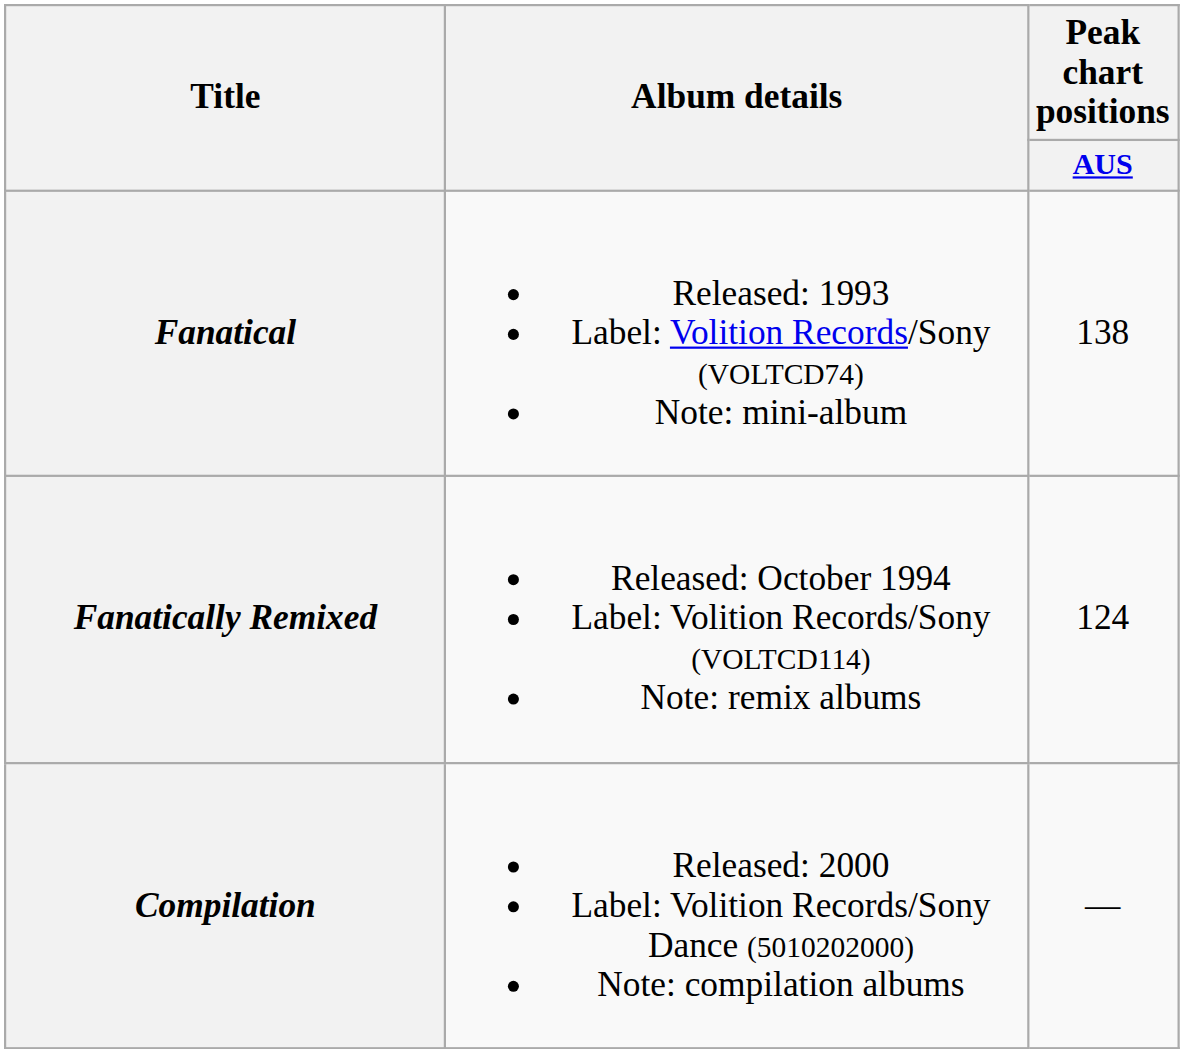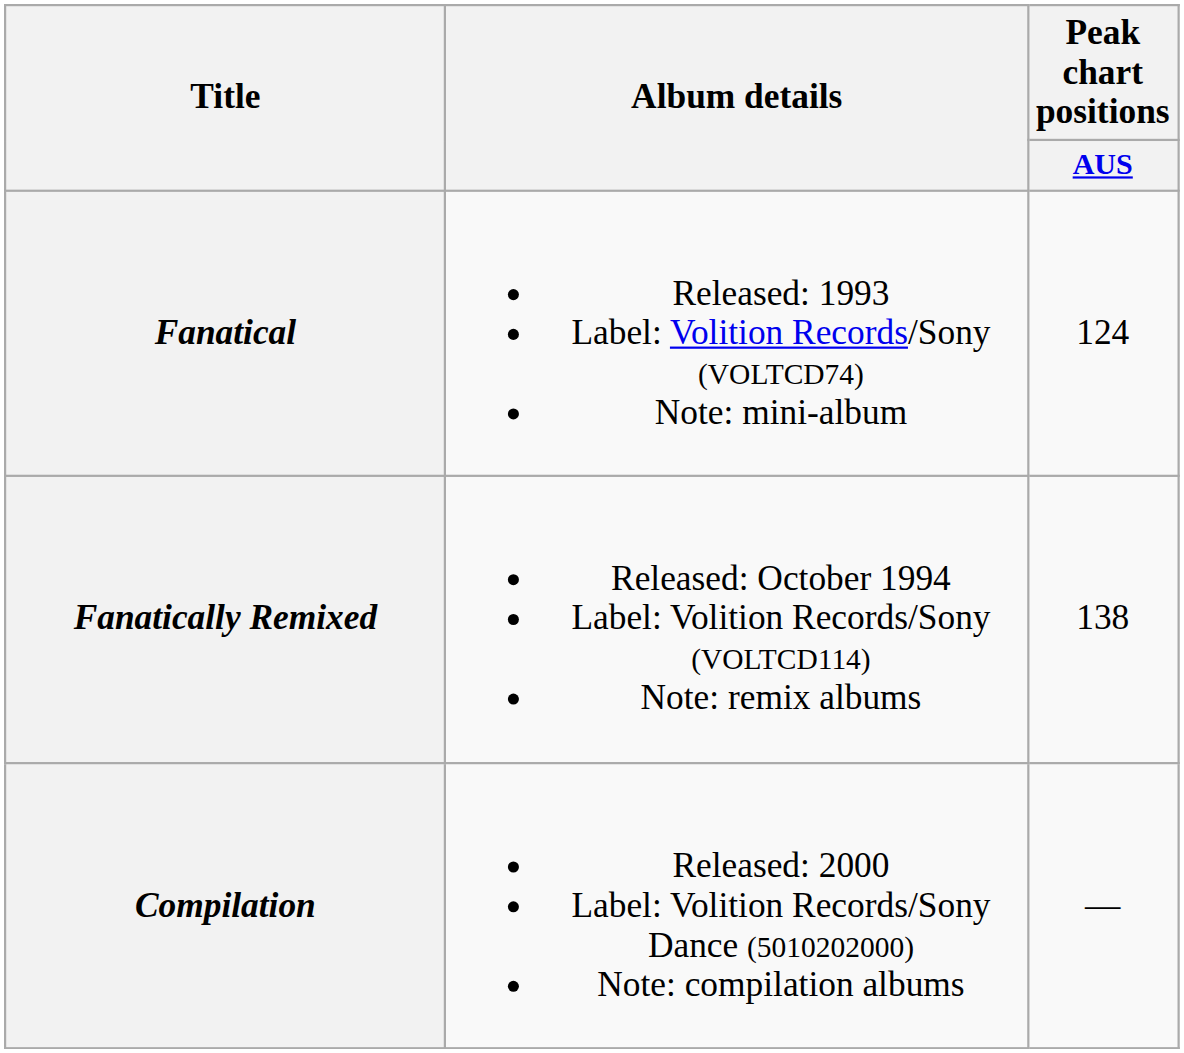(1103, 332) 138 -> (1103, 332) 124
(1103, 618) 124 -> (1103, 618) 138
